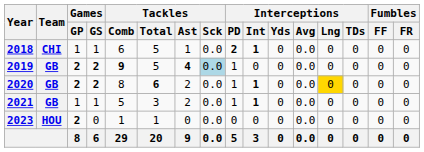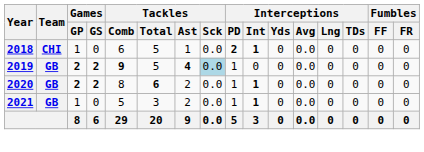(96, 49) 1 -> (96, 49) 0
(331, 85) gold background -> (331, 85) no background
(96, 102) 1 -> (96, 102) 0
- row: (20, 120)
